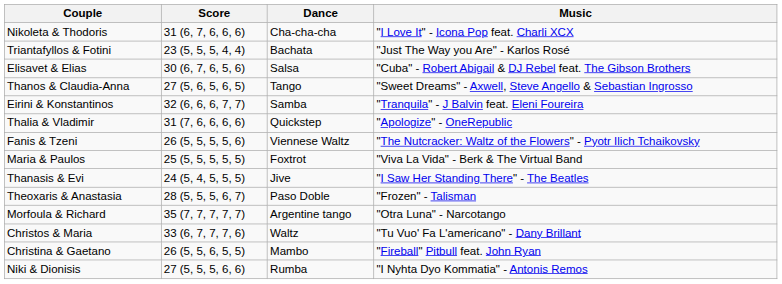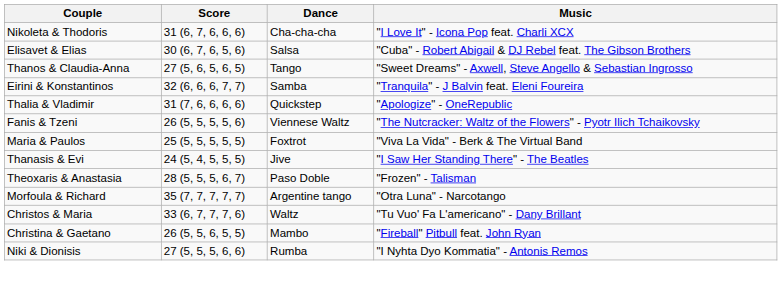- row: (59, 50)
